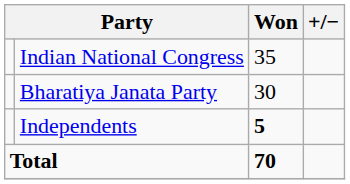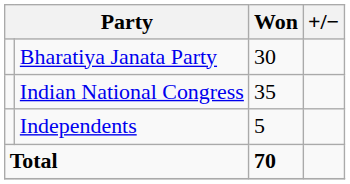rows swapped: (132, 56) <-> (118, 91)
(259, 126) bold -> (259, 126) normal
